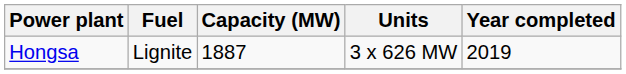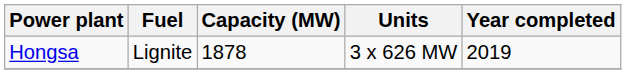(224, 52) 1887 -> (224, 52) 1878
